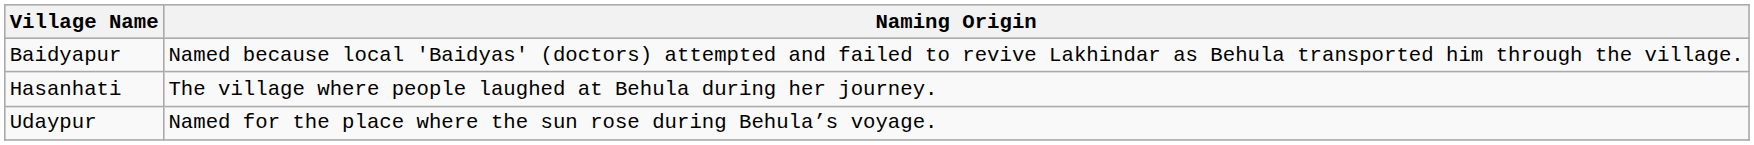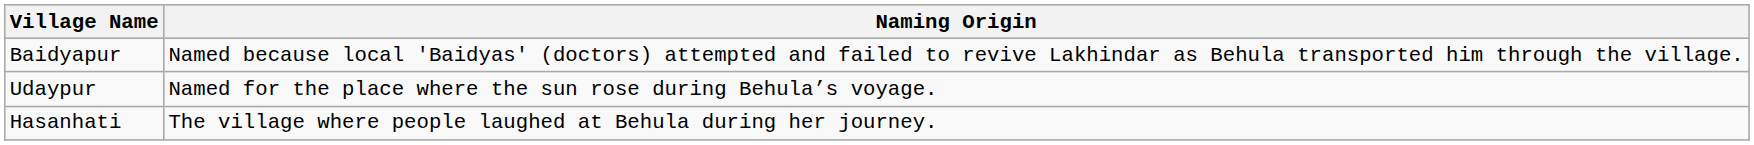rows swapped: (66, 89) <-> (53, 123)
